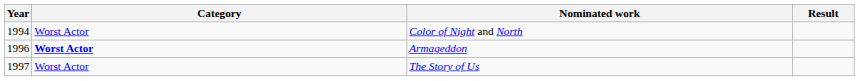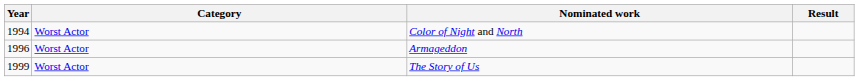(64, 48) bold -> (62, 48) normal
(18, 66) 1997 -> (18, 66) 1999
